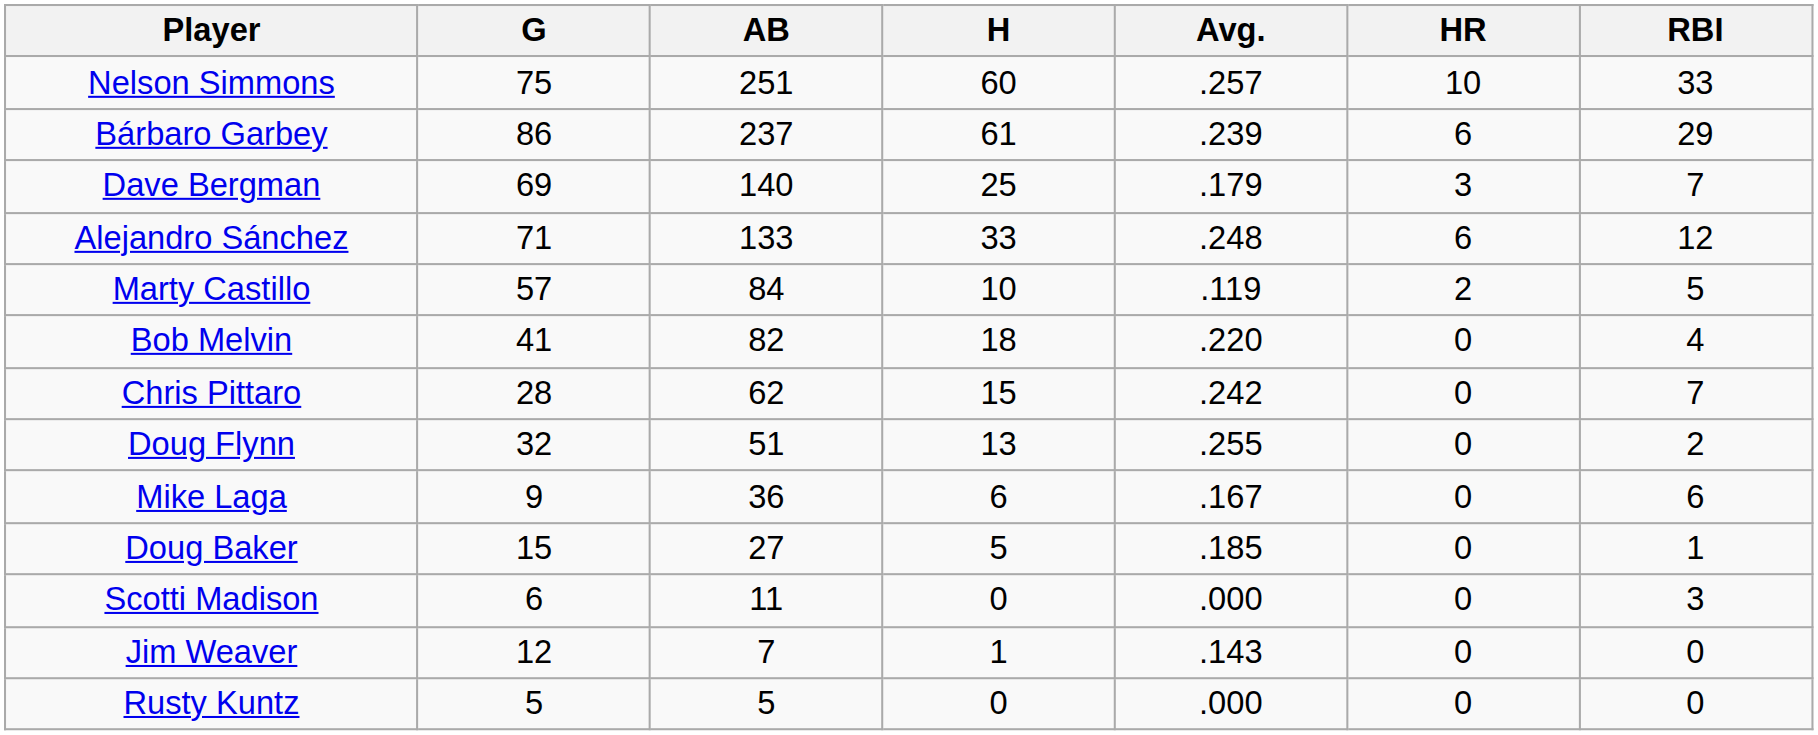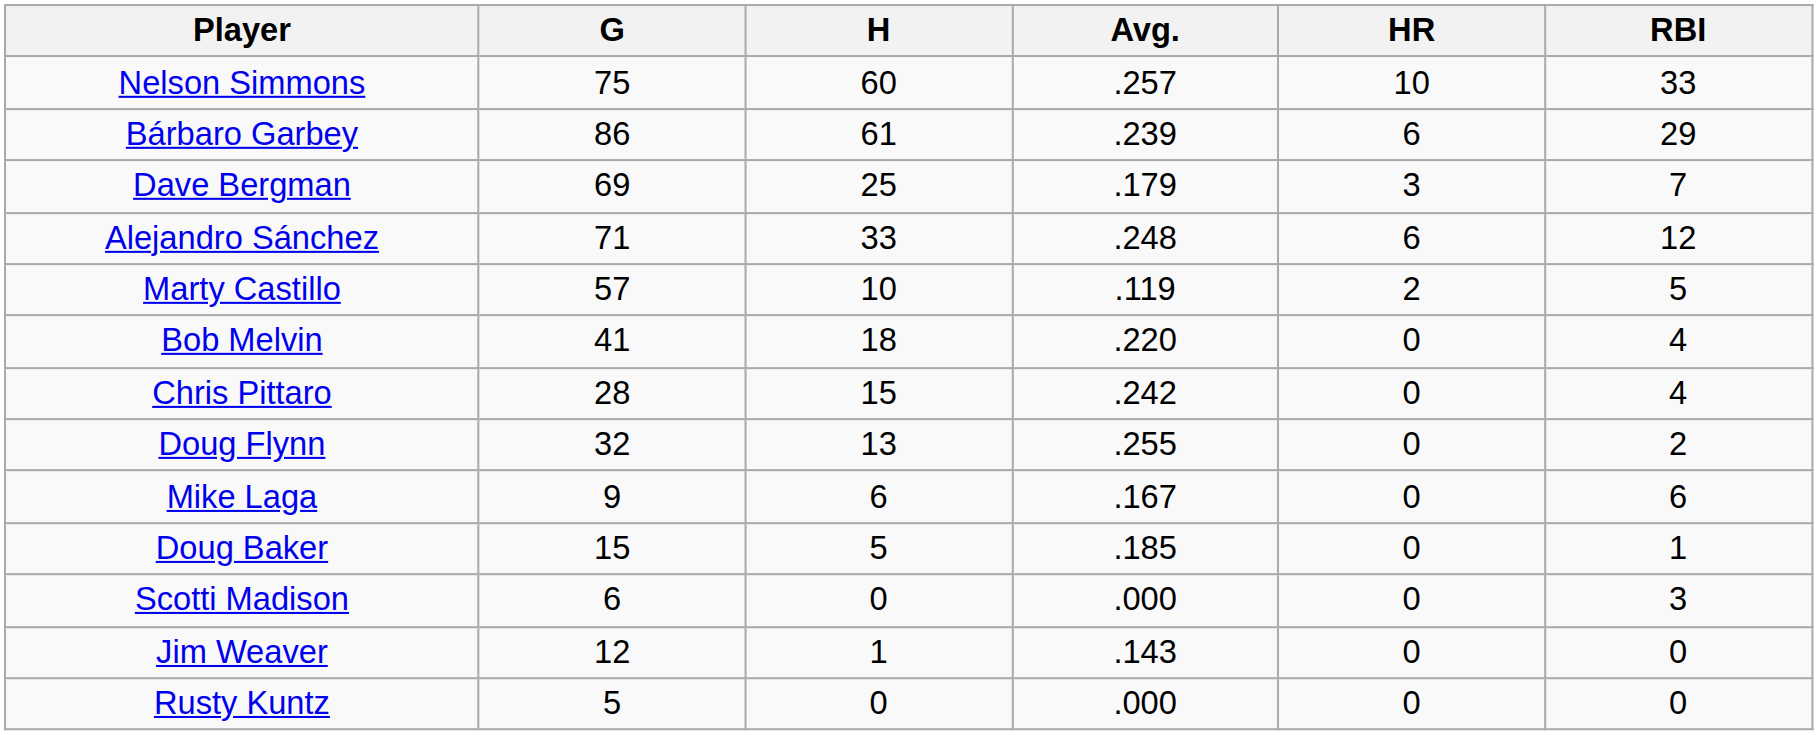- column: (766, 30)
(1695, 392) 7 -> (1678, 392) 4
